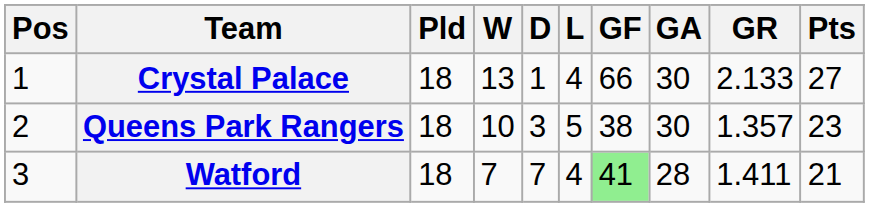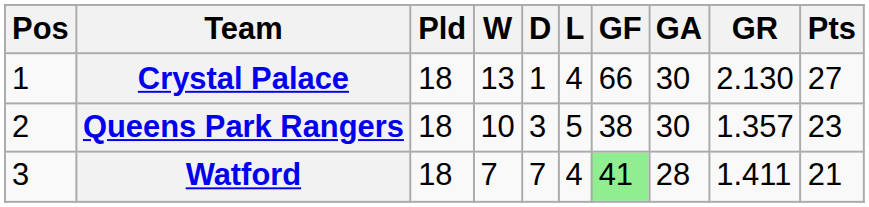(755, 77) 2.133 -> (755, 77) 2.130
